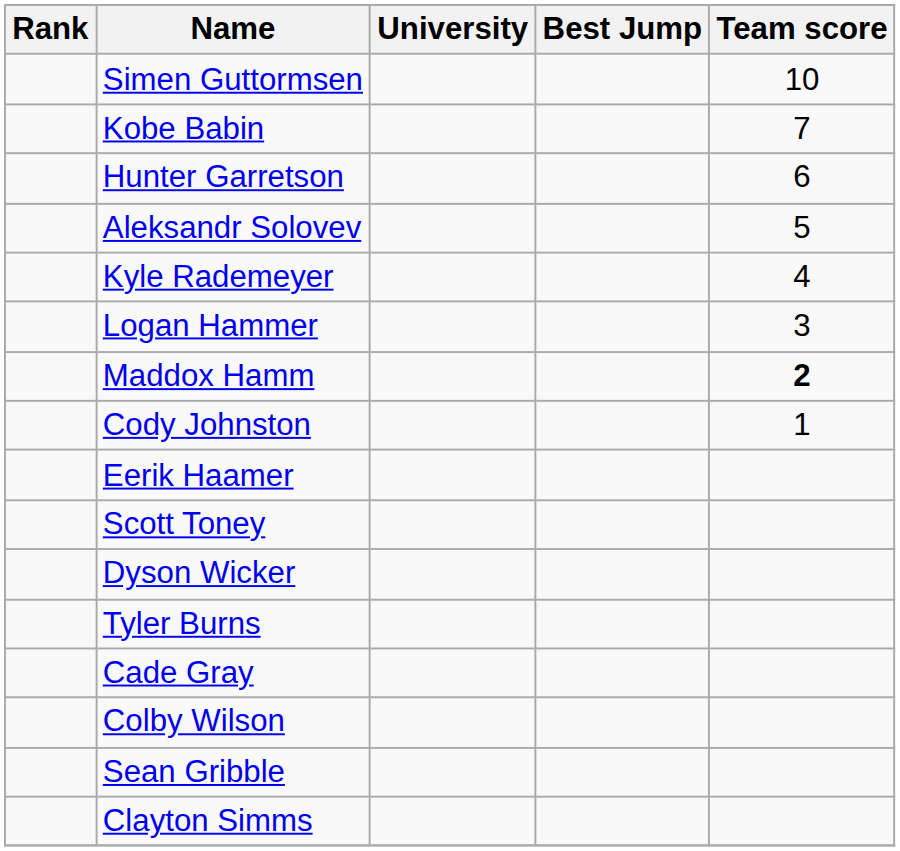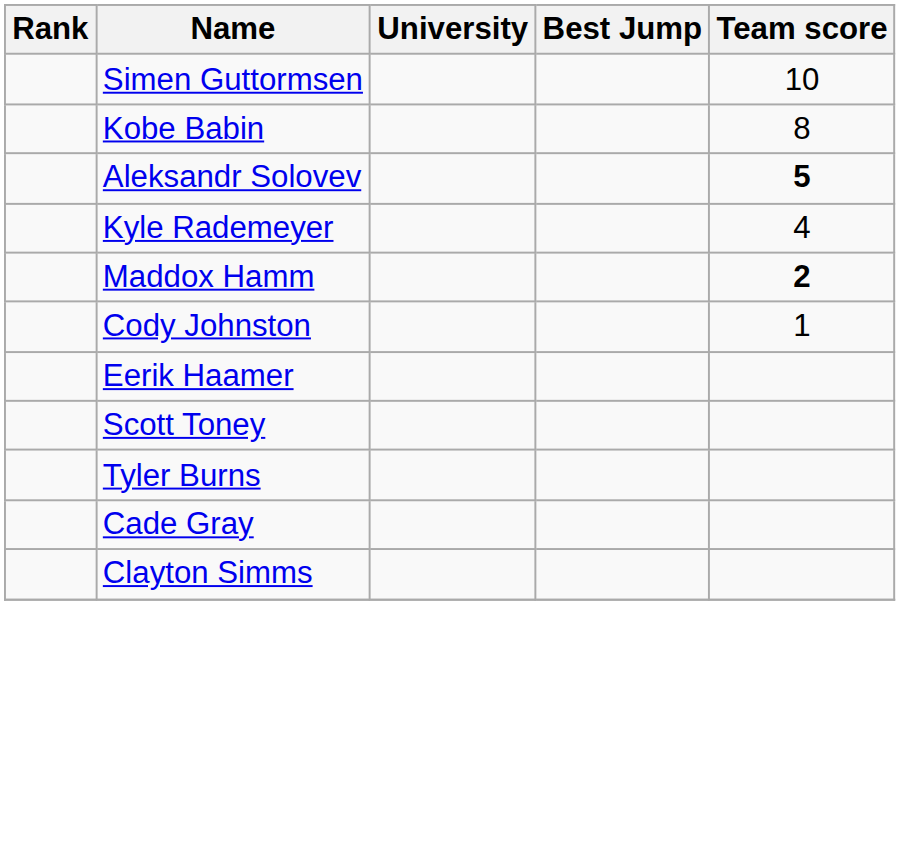(802, 128) 7 -> (802, 128) 8
- row: (223, 177)
(802, 227) normal -> (802, 177) bold
- row: (210, 326)
- row: (199, 573)
- row: (194, 721)
- row: (194, 771)
